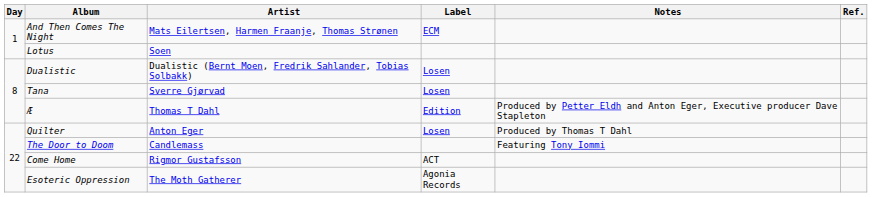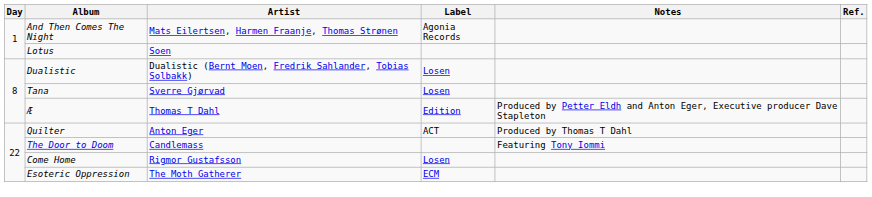(431, 31) ECM -> (442, 31) Agonia Records
(436, 130) Losen -> (431, 130) ACT
(431, 160) ACT -> (436, 160) Losen
(442, 179) Agonia Records -> (431, 174) ECM
